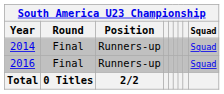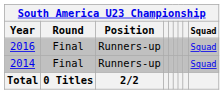rows swapped: (23, 47) <-> (23, 64)
